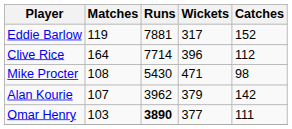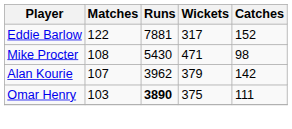(98, 34) 119 -> (98, 34) 122
- row: (36, 54)
(192, 114) 377 -> (192, 94) 375
